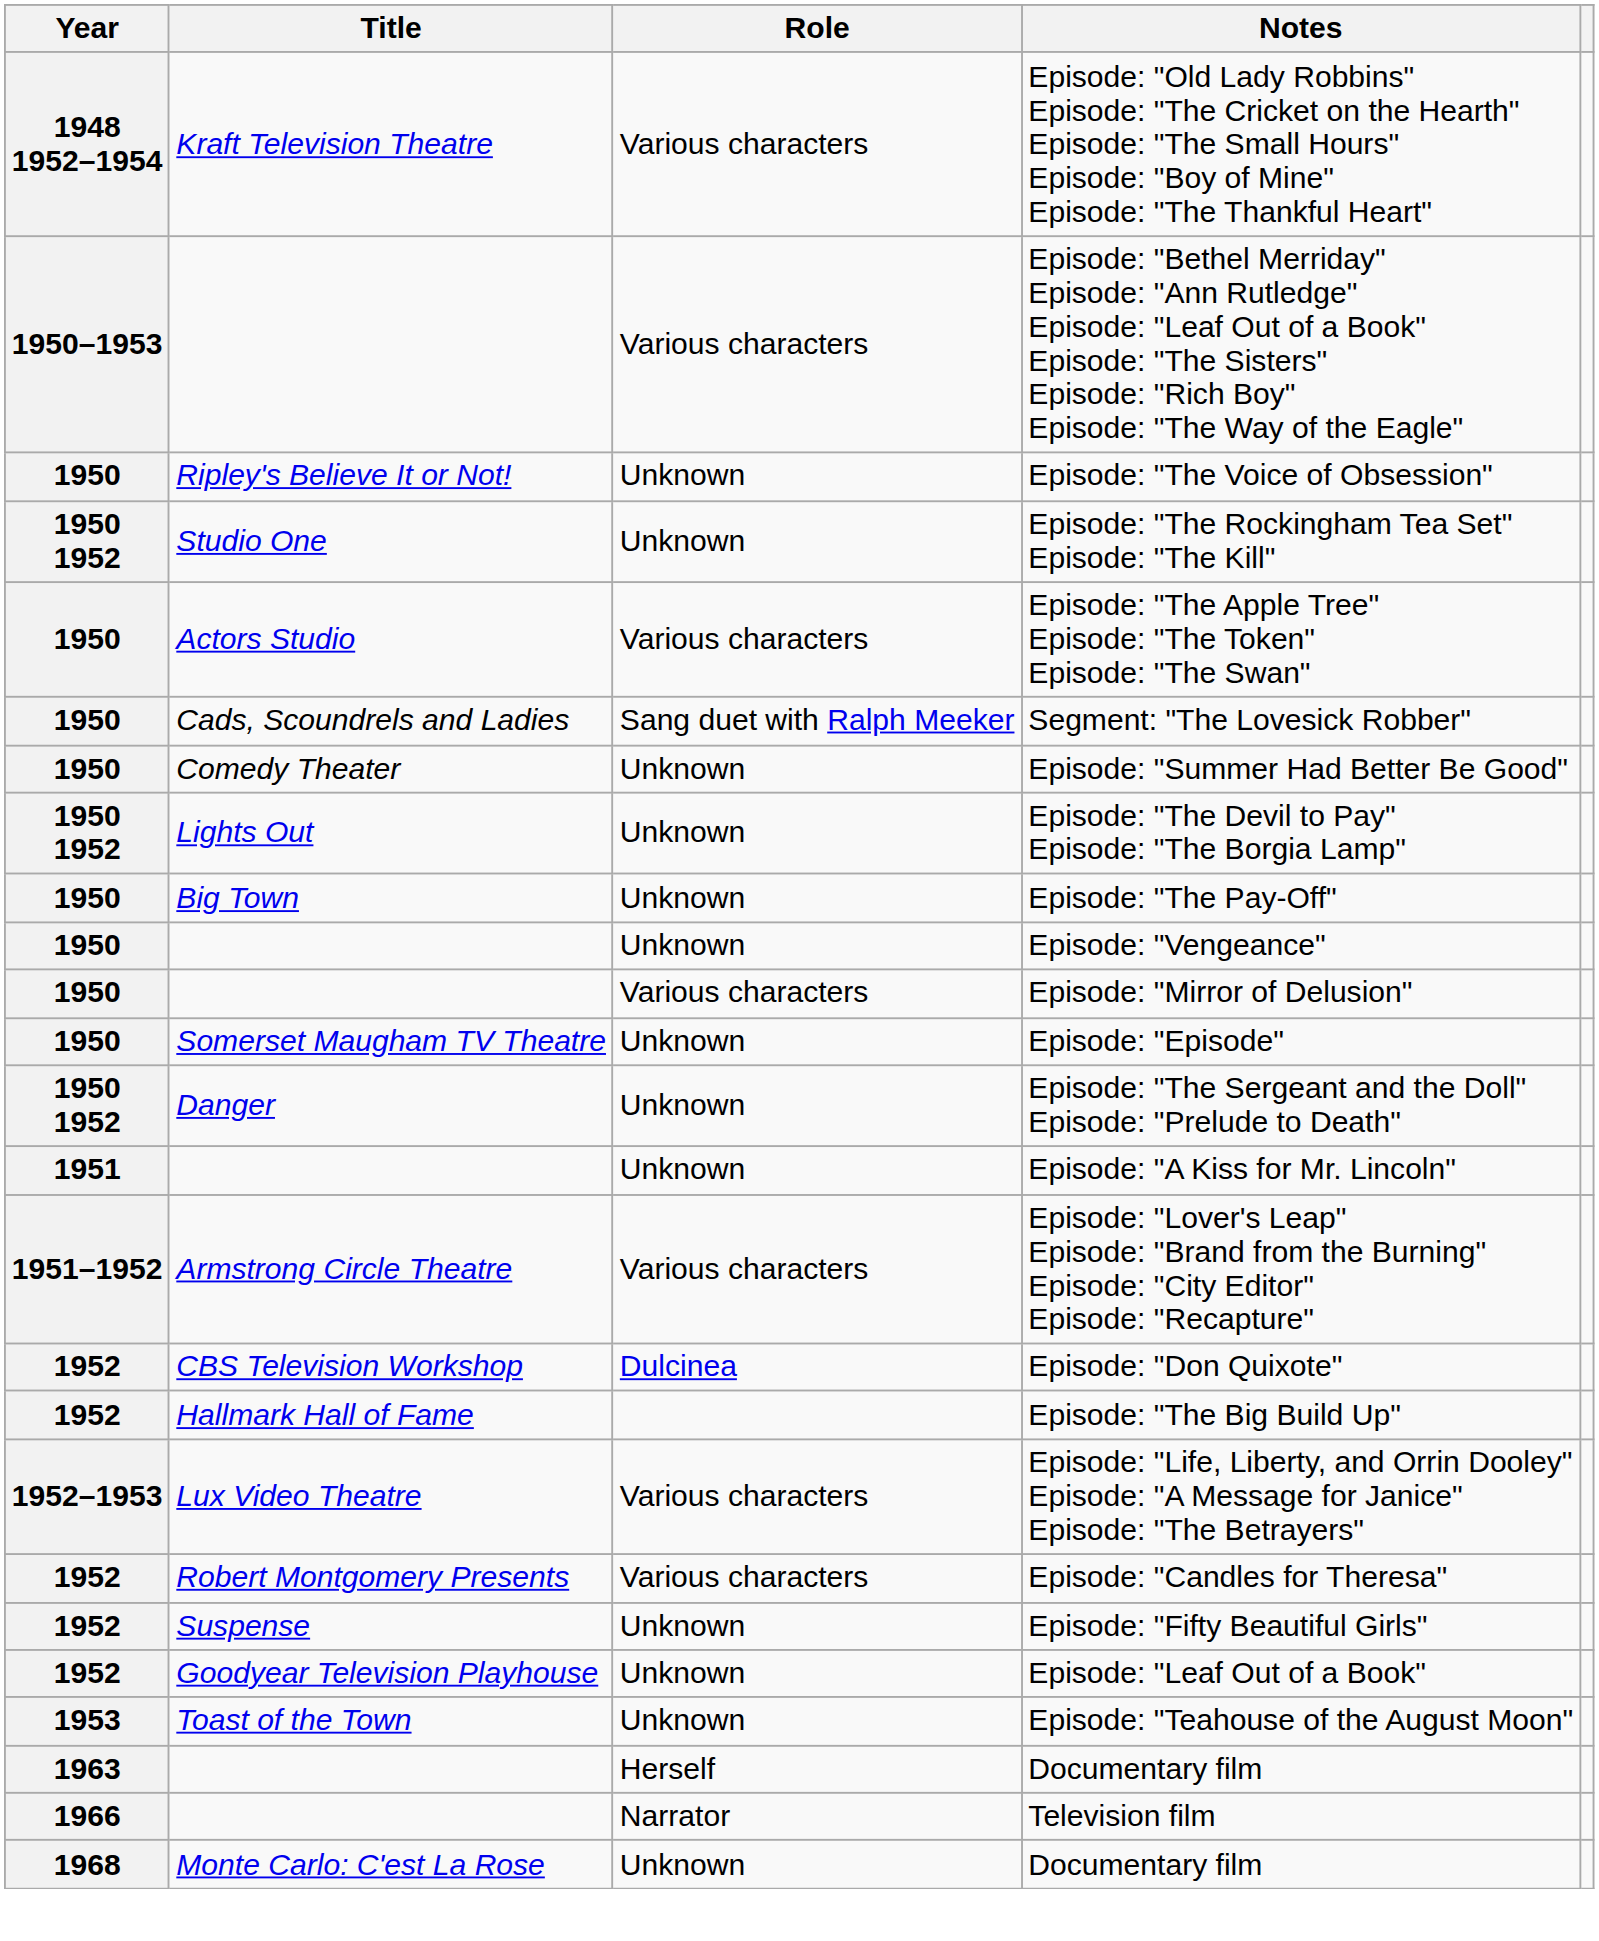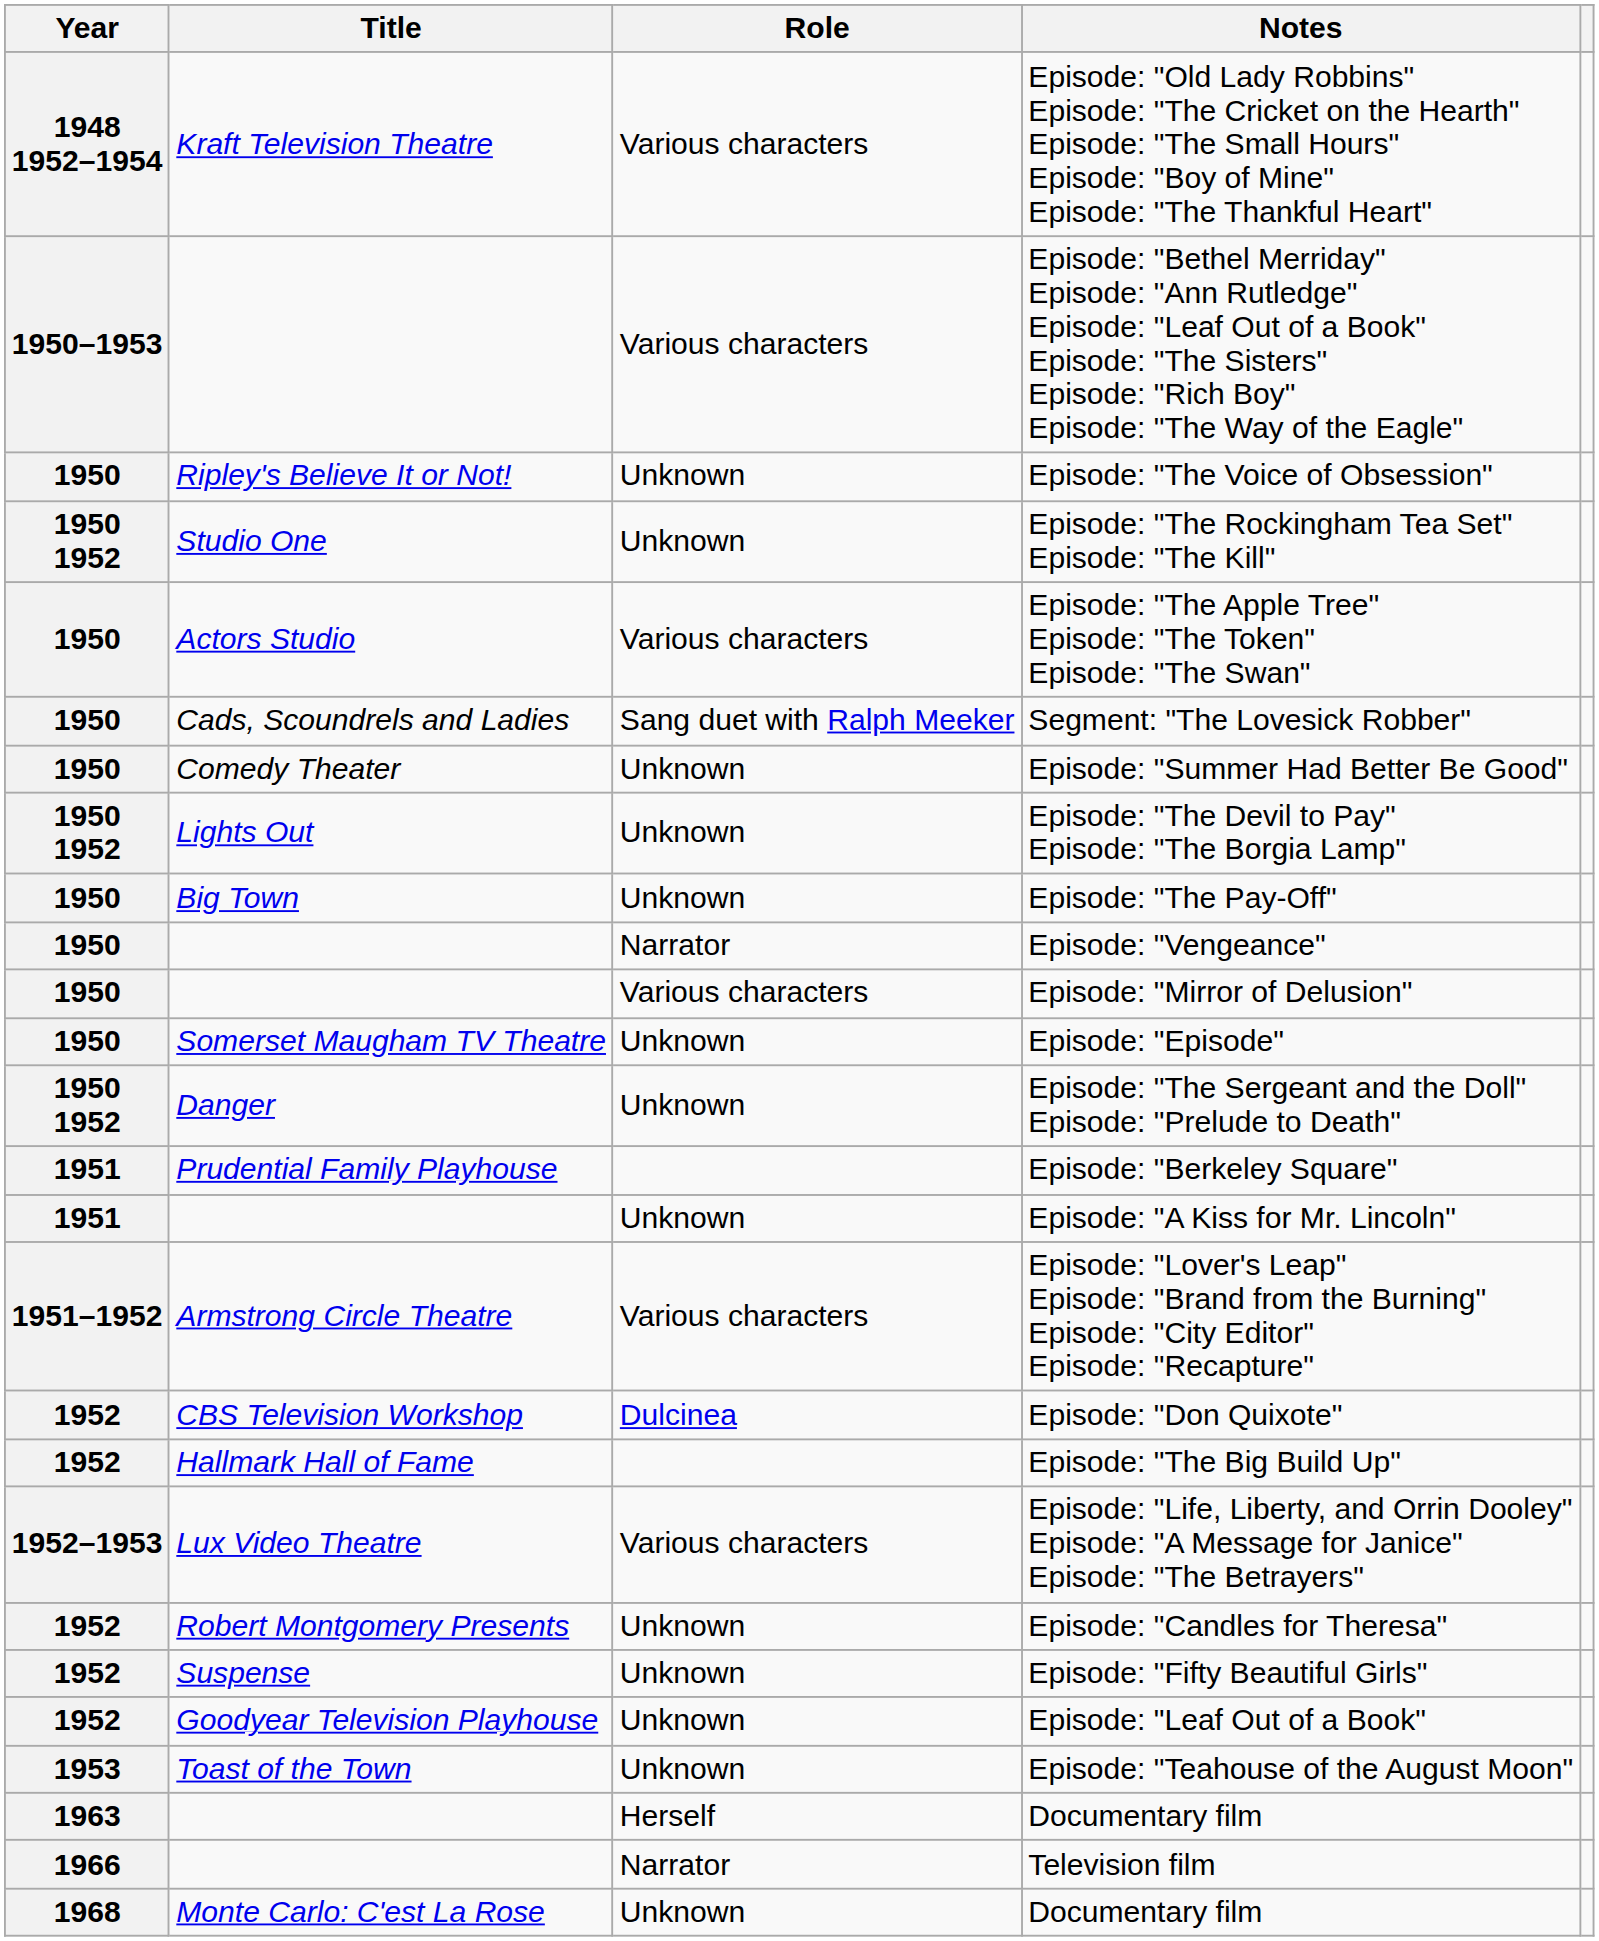(683, 945) Unknown -> (675, 945) Narrator
+ row: (367, 1169)
(744, 1577) Various characters -> (683, 1625) Unknown
